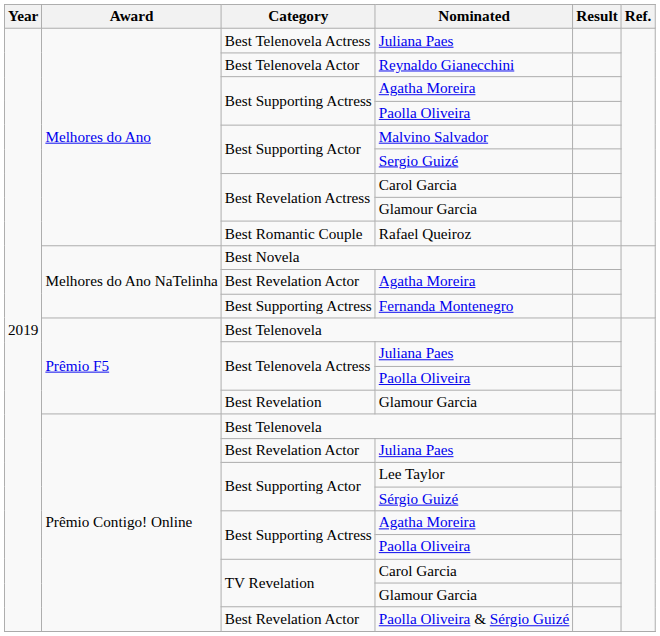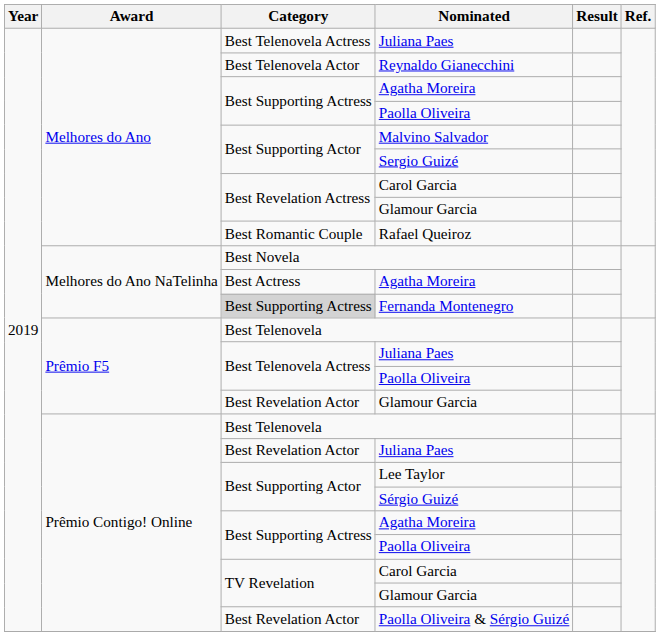(292, 281) Best Revelation Actor -> (263, 281) Best Actress
(298, 305) no background -> (298, 305) lightgrey background
(273, 402) Best Revelation -> (292, 402) Best Revelation Actor
